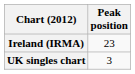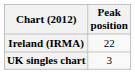(109, 43) 23 -> (109, 43) 22
